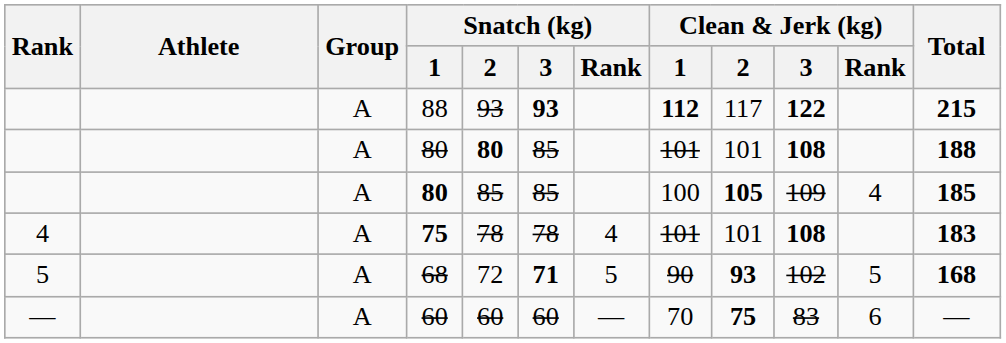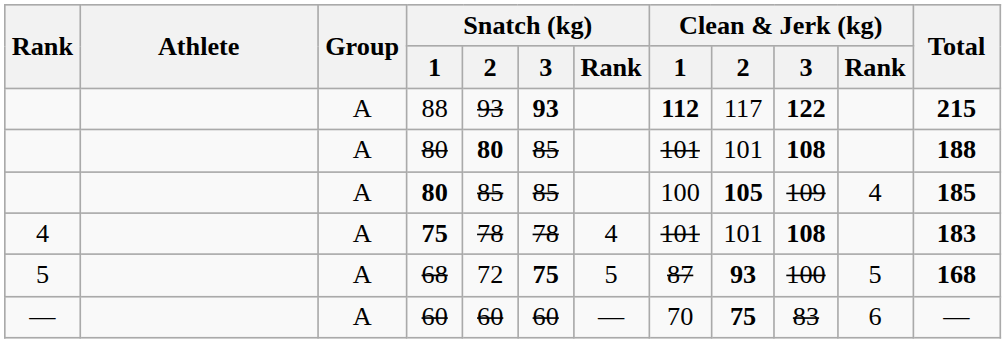(546, 274) 71 -> (546, 274) 75
(680, 274) 90 -> (680, 274) 87
(806, 274) 102 -> (806, 274) 100
